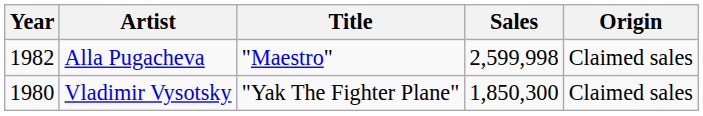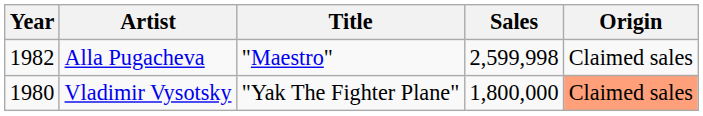(514, 92) 1,850,300 -> (514, 92) 1,800,000
(631, 92) no background -> (631, 92) lightsalmon background
